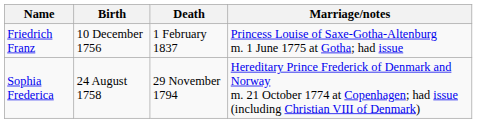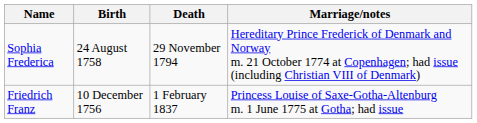rows swapped: (30, 40) <-> (30, 87)
